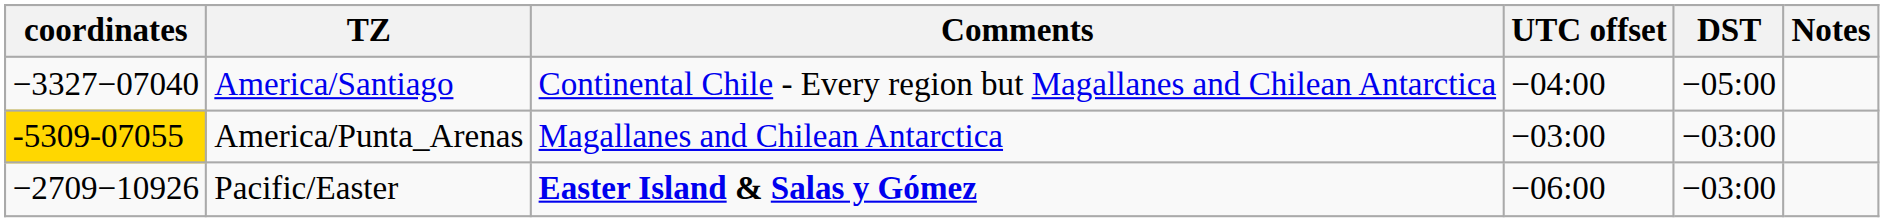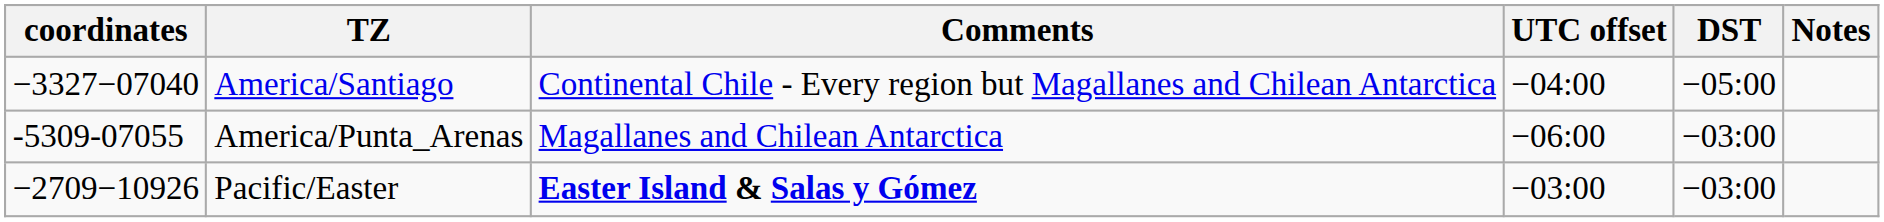(98, 135) gold background -> (98, 135) no background
(1558, 135) −03:00 -> (1558, 135) −06:00
(1558, 188) −06:00 -> (1558, 188) −03:00
